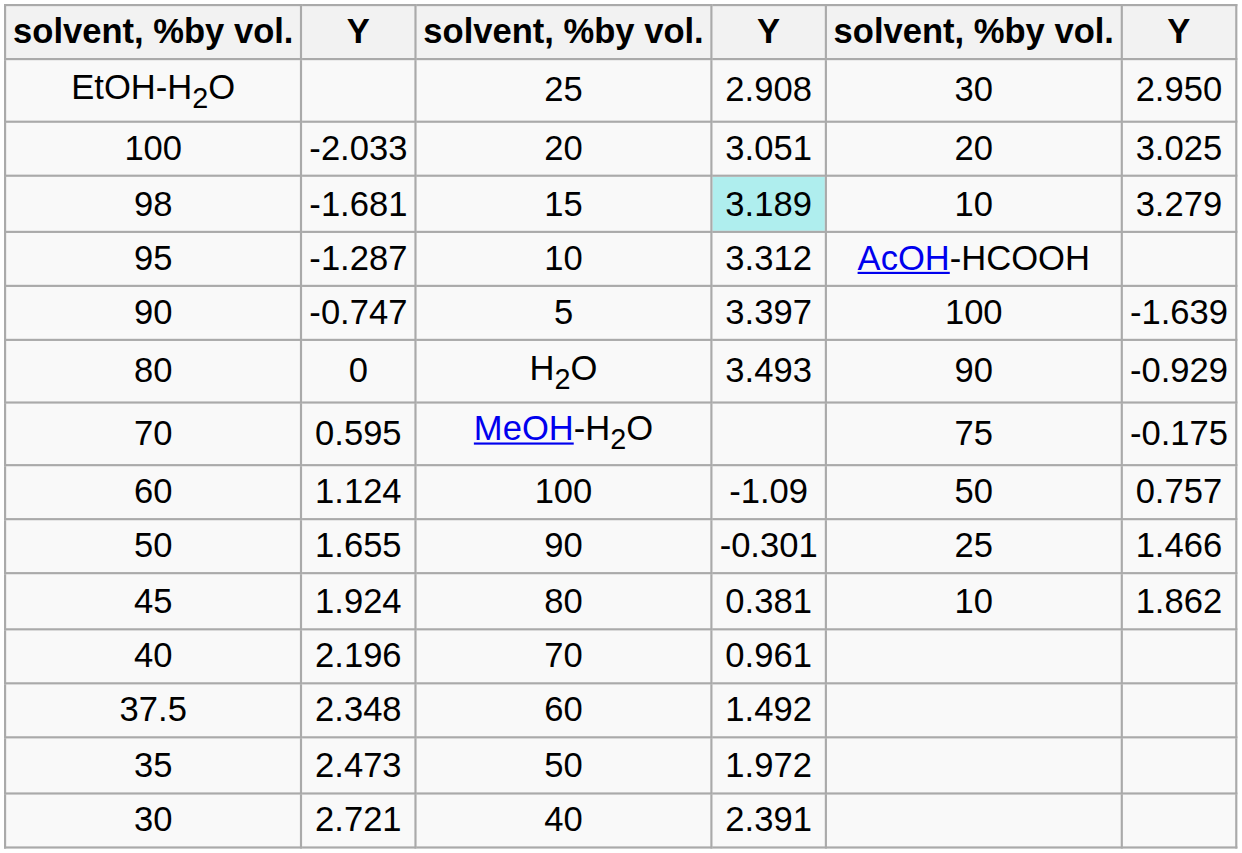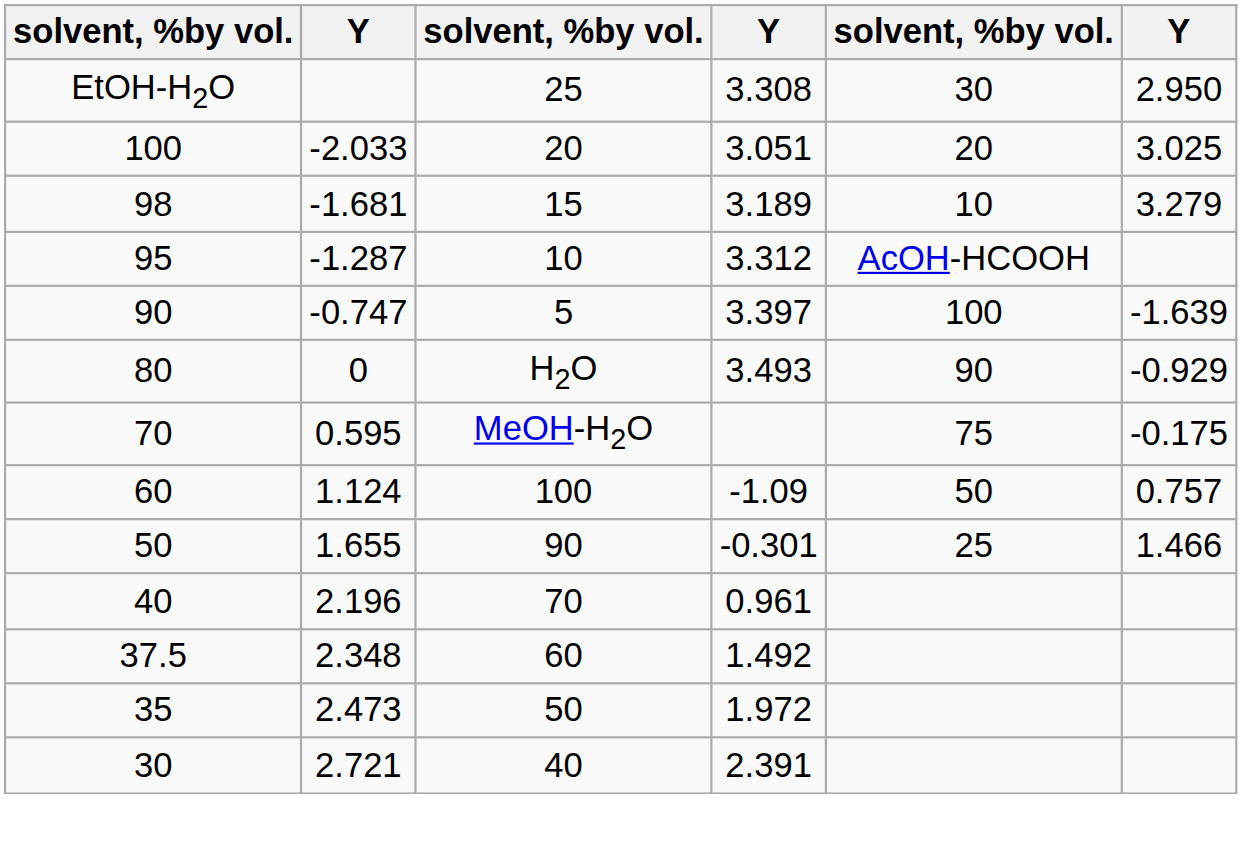(769, 90) 2.908 -> (769, 90) 3.308
(769, 203) paleturquoise background -> (769, 203) no background
- row: (153, 600)
